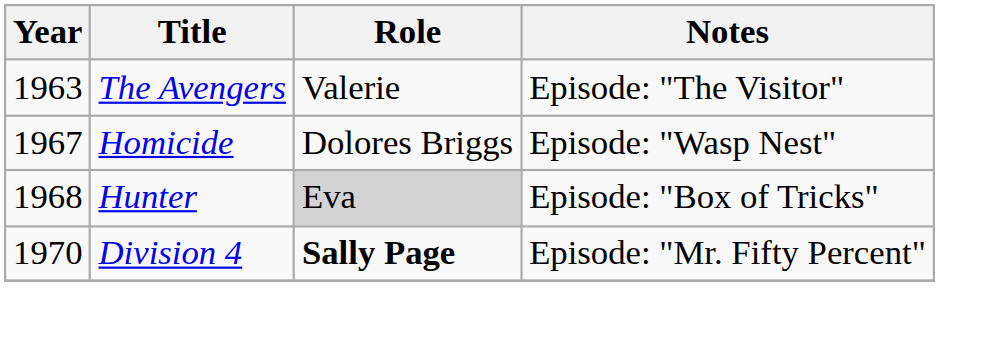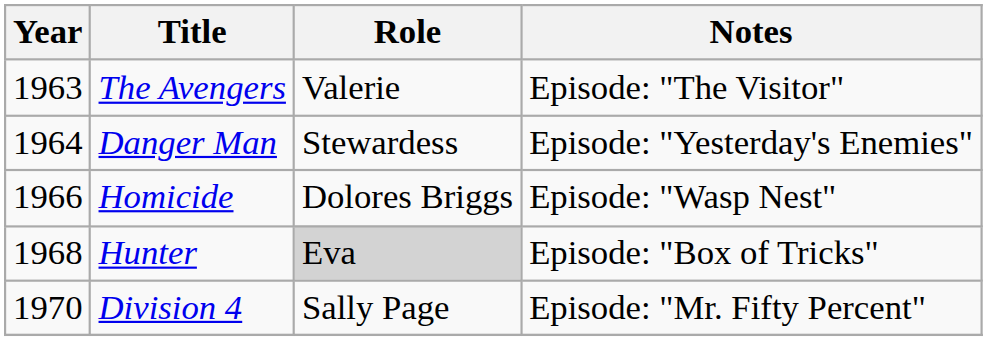+ row: (188, 142)
(48, 142) 1967 -> (48, 197) 1966
(379, 252) bold -> (376, 307) normal
